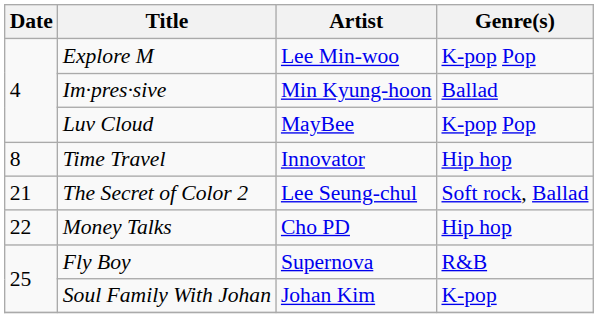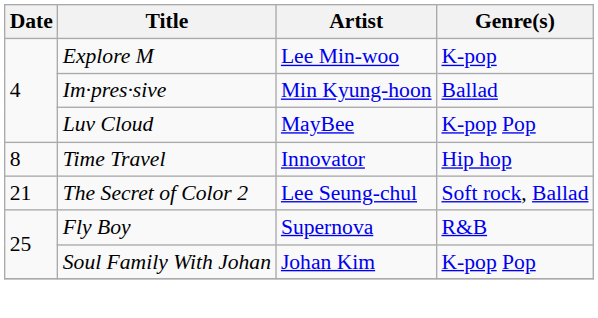(489, 55) K-pop Pop -> (469, 55) K-pop
- row: (117, 227)
(469, 295) K-pop -> (489, 261) K-pop Pop
